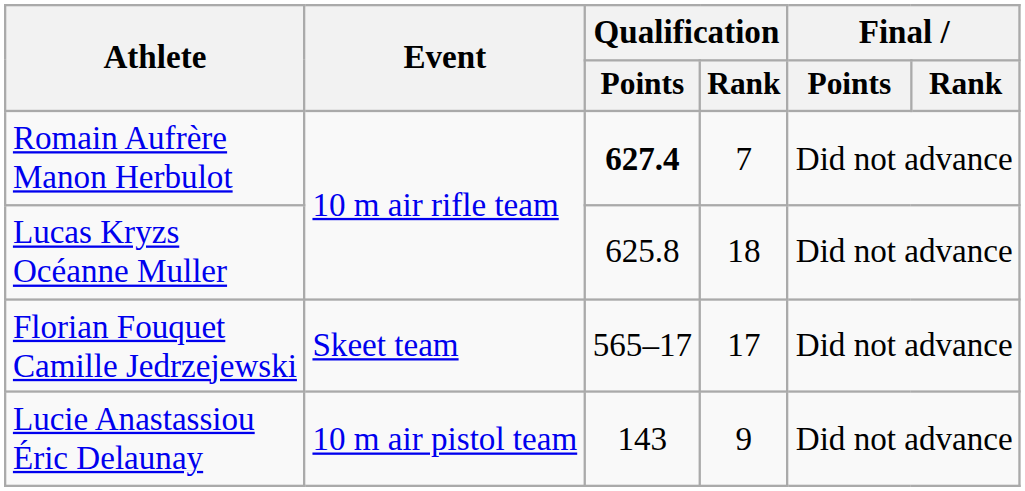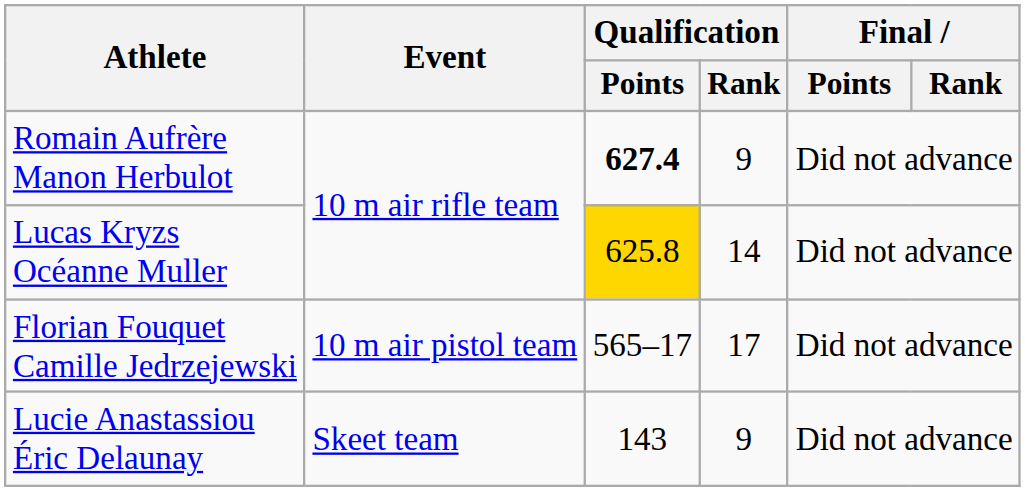(744, 158) 7 -> (744, 158) 9
(642, 251) no background -> (642, 251) gold background
(744, 251) 18 -> (744, 251) 14
(386, 345) Skeet team -> (445, 345) 10 m air pistol team
(445, 439) 10 m air pistol team -> (386, 439) Skeet team
